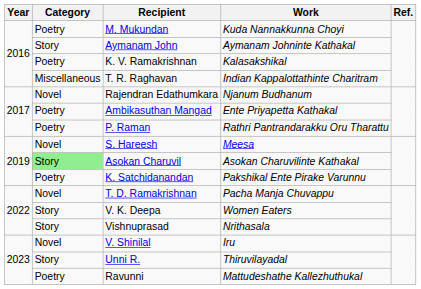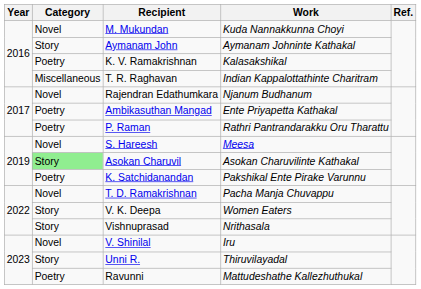(50, 29) Poetry -> (48, 29) Novel
